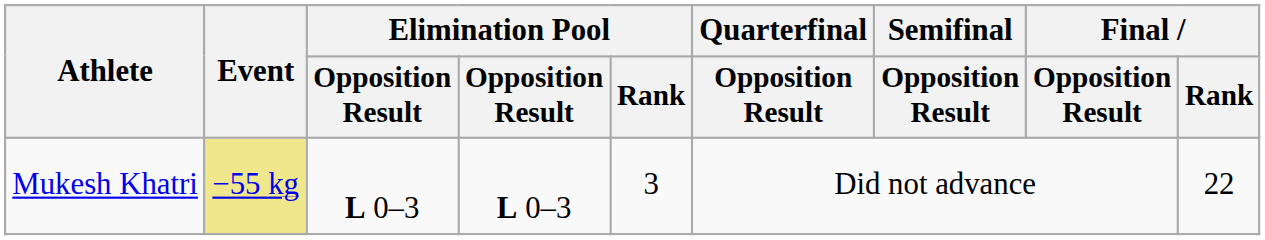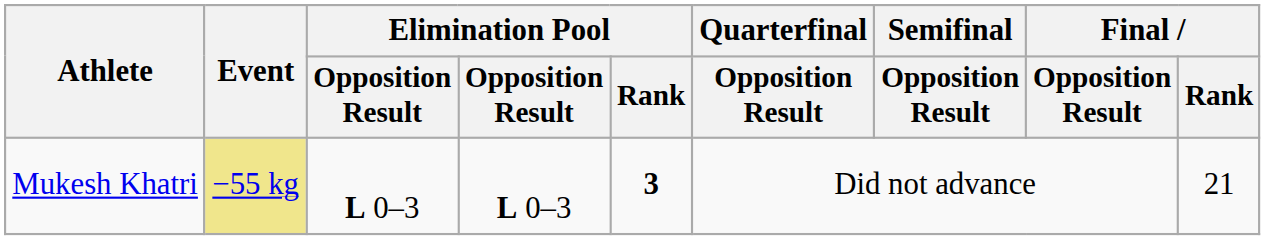(651, 185) normal -> (651, 185) bold
(1219, 185) 22 -> (1219, 185) 21
